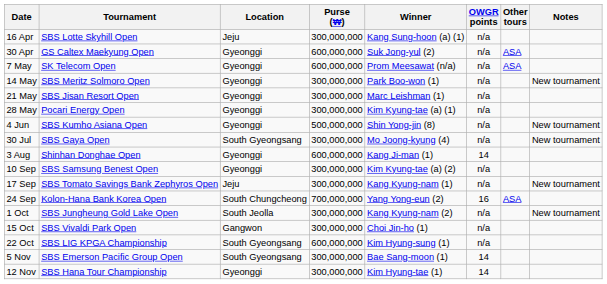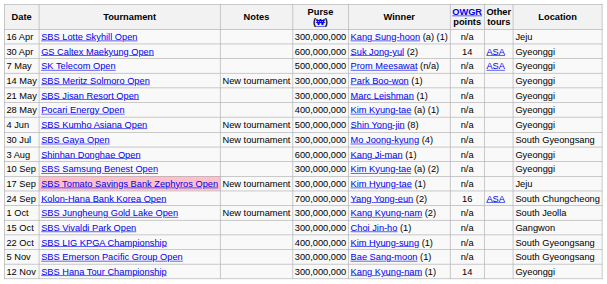columns swapped: (265, 17) <-> (566, 17)
(484, 52) n/a -> (467, 52) 14
(337, 66) 600,000,000 -> (320, 66) 500,000,000
(337, 110) 300,000,000 -> (320, 110) 400,000,000
(484, 154) 14 -> (467, 154) n/a
(130, 184) no background -> (130, 184) pink background
(410, 184) Kang Kyung-nam (1) -> (388, 184) Kim Hyung-tae (1)
(337, 242) 600,000,000 -> (320, 242) 400,000,000
(484, 257) 14 -> (467, 257) n/a
(405, 272) Kim Hyung-tae (1) -> (393, 272) Kang Kyung-nam (1)
